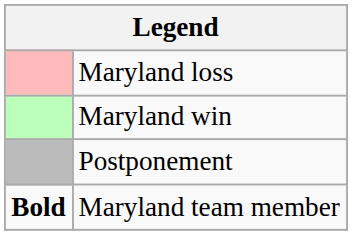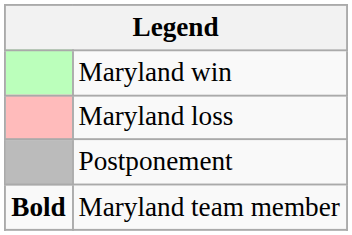rows swapped: (155, 117) <-> (156, 72)
